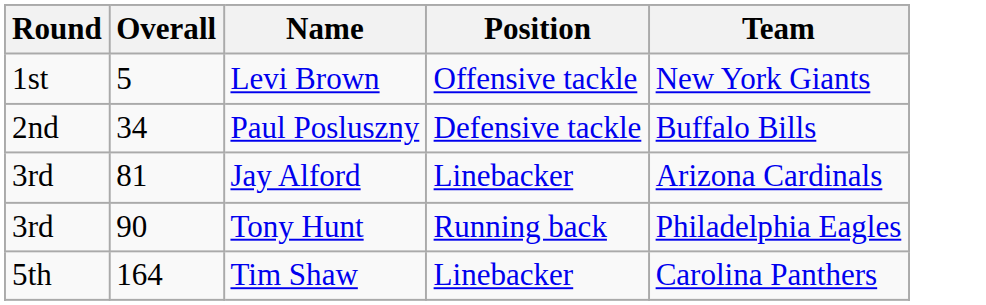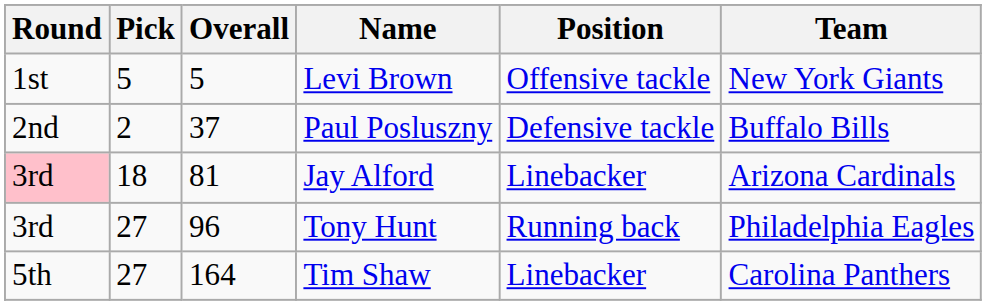+ column: (145, 29)
(132, 127) 34 -> (205, 127) 37
(33, 176) no background -> (33, 176) pink background
(132, 226) 90 -> (205, 226) 96
